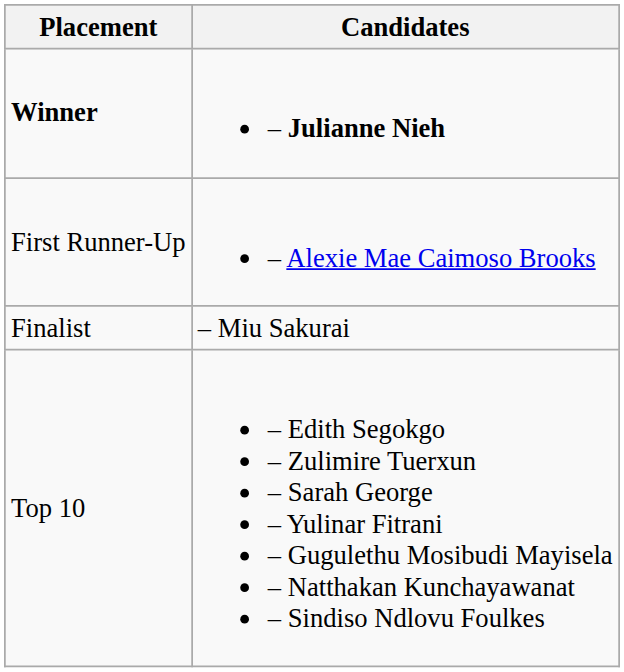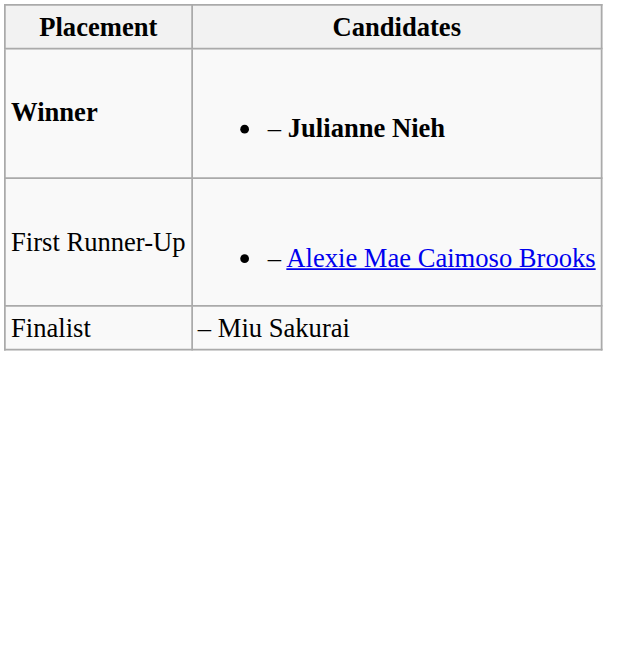- row: (48, 508)
